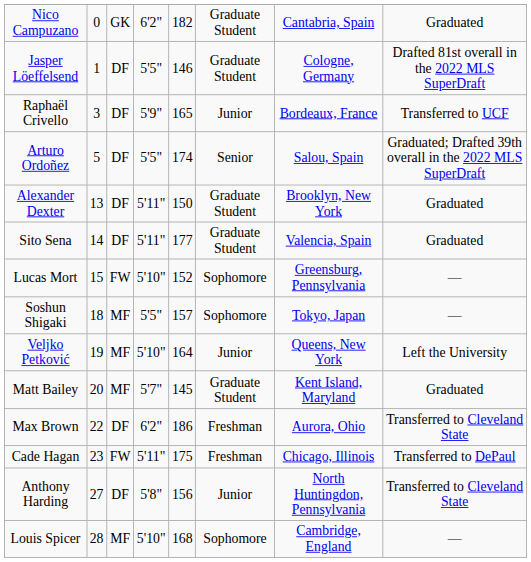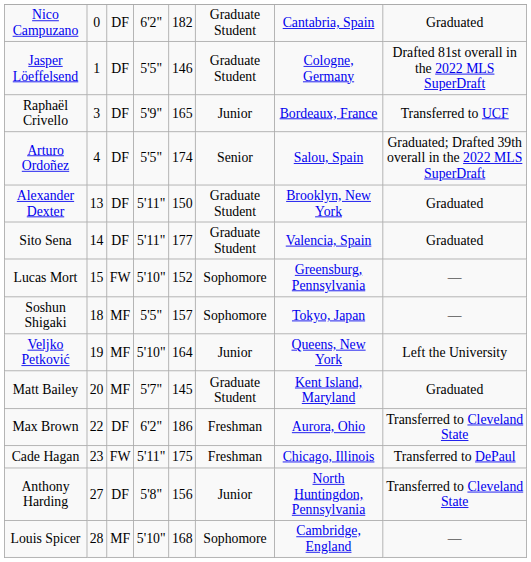(120, 23) GK -> (120, 23) DF
(97, 158) 5 -> (97, 158) 4
